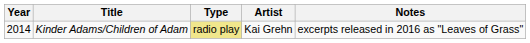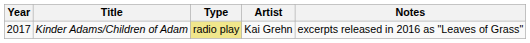(19, 30) 2014 -> (19, 30) 2017
